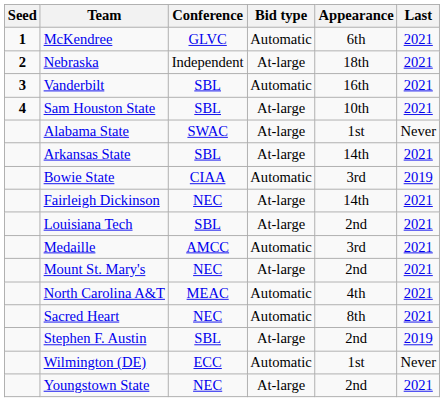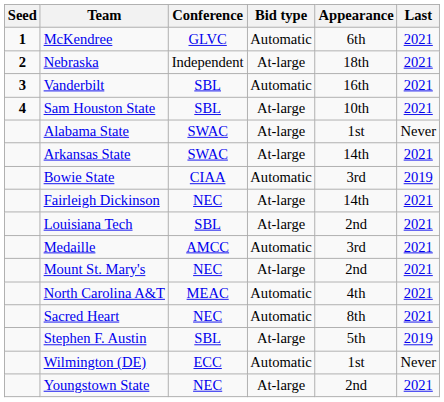(208, 154) SBL -> (208, 154) SWAC
(356, 339) 2nd -> (356, 339) 5th
